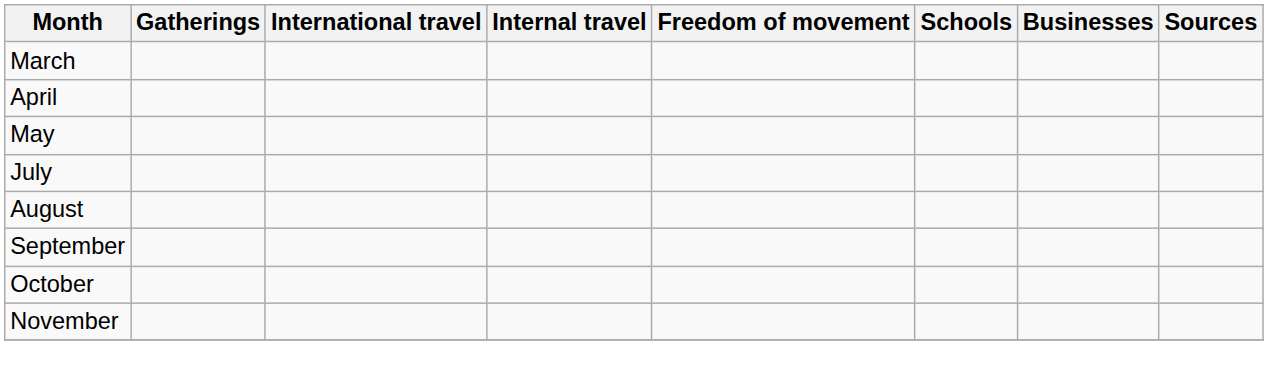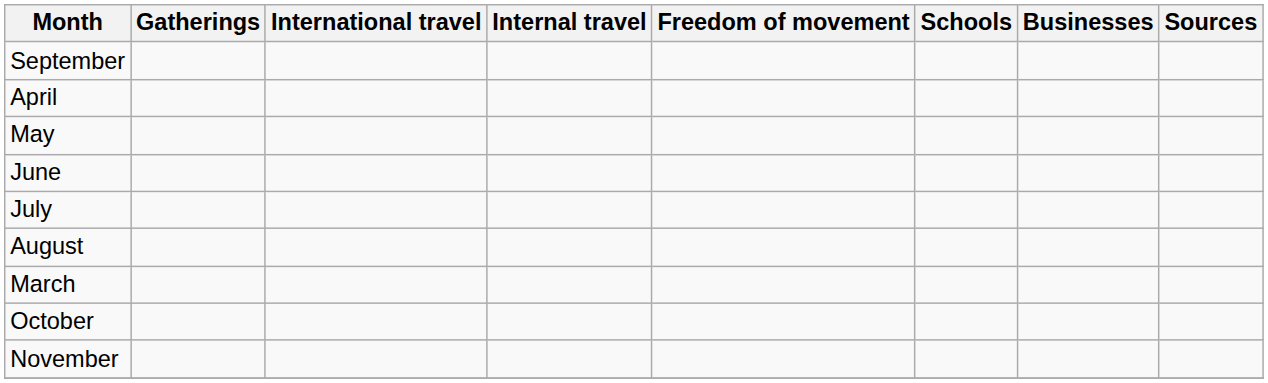rows swapped: (43, 60) <-> (68, 246)
+ row: (36, 172)
